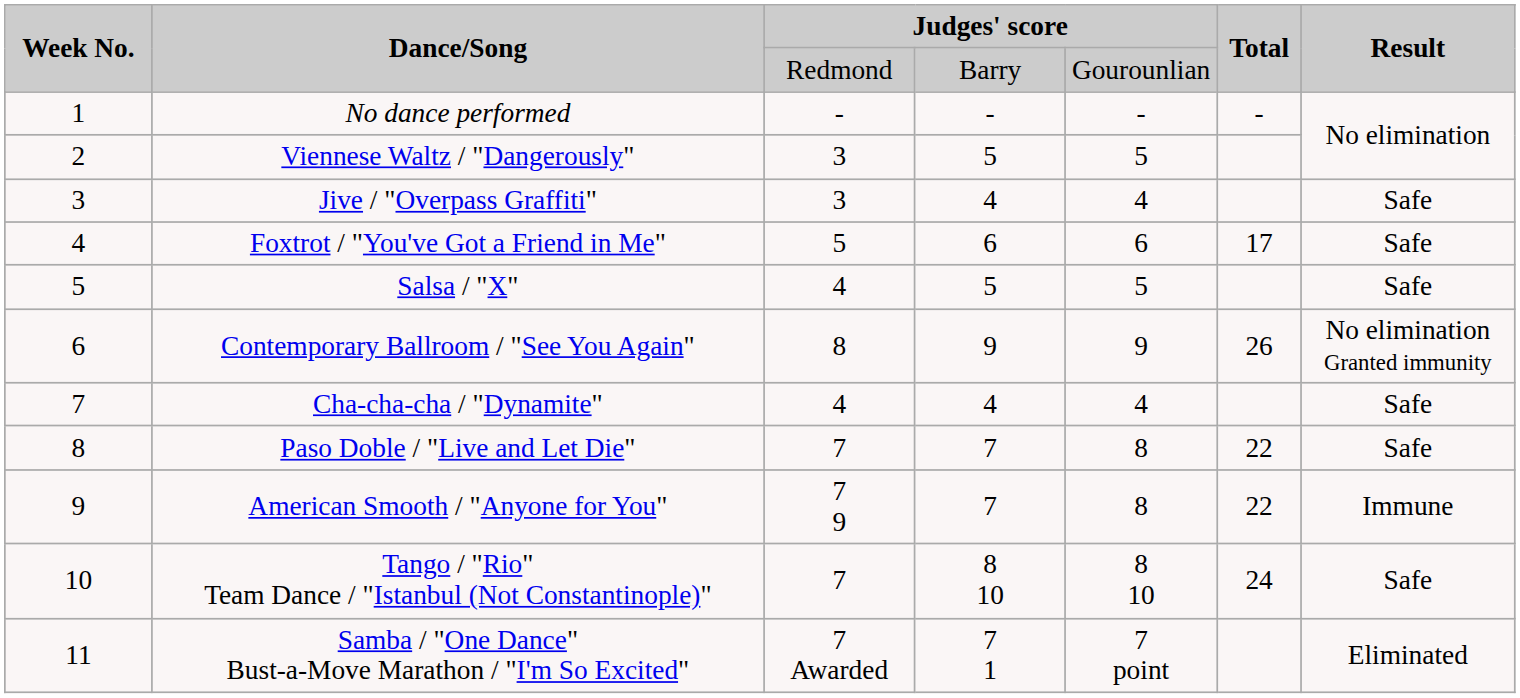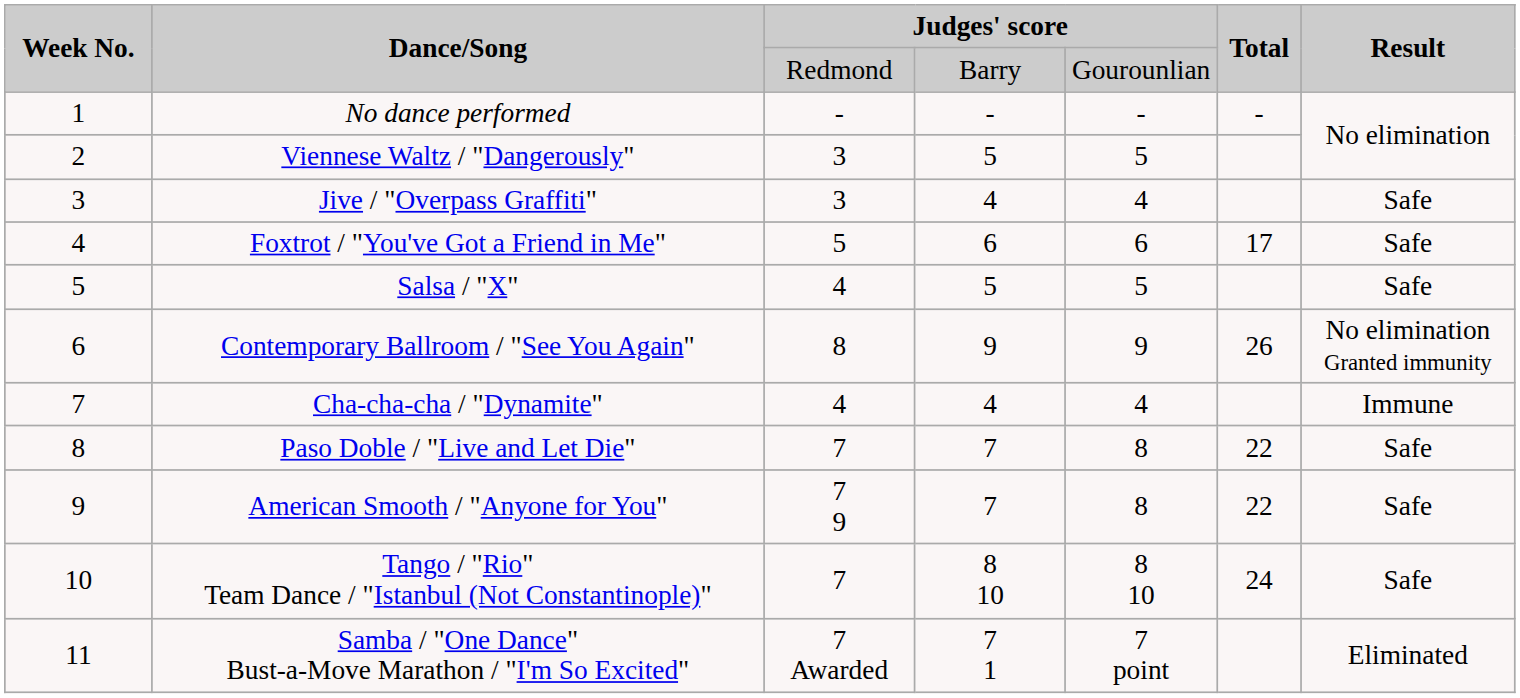(1408, 404) Safe -> (1408, 404) Immune
(1408, 506) Immune -> (1408, 506) Safe
